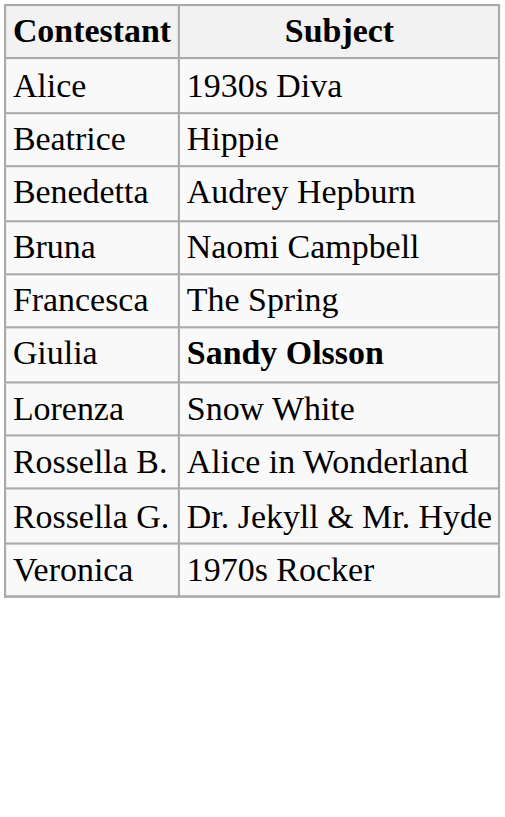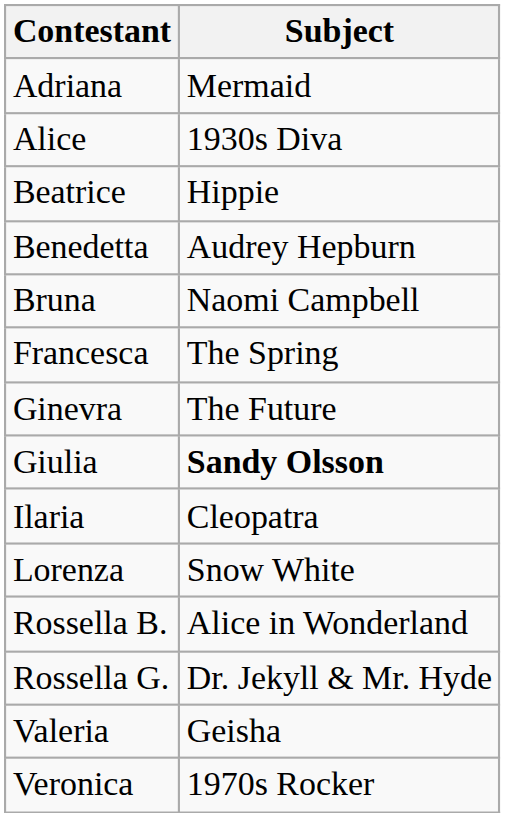+ row: (68, 85)
+ row: (68, 407)
+ row: (49, 515)
+ row: (61, 730)
